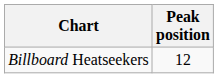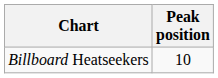(183, 60) 12 -> (183, 60) 10
